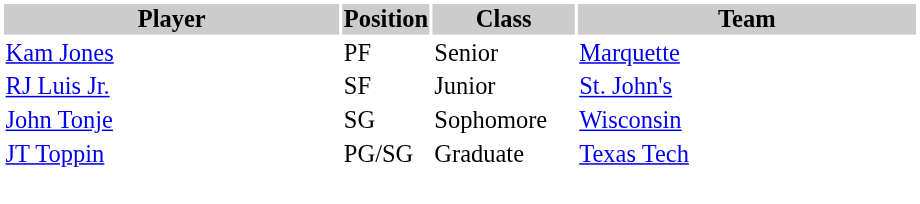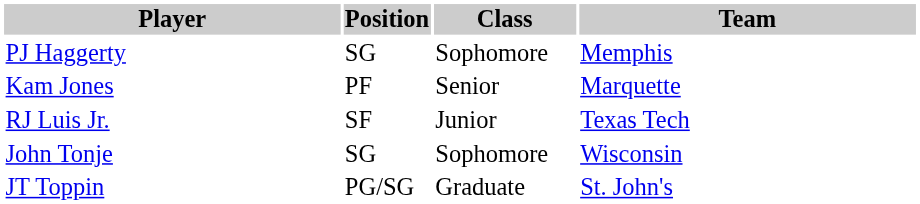+ row: (66, 52)
(626, 86) St. John's -> (635, 120) Texas Tech
(634, 153) Texas Tech -> (627, 187) St. John's
